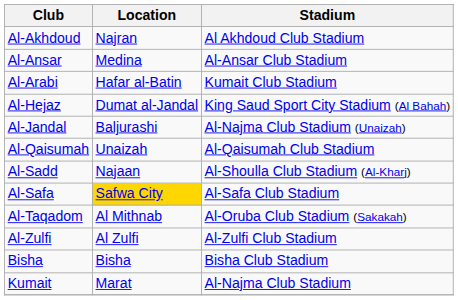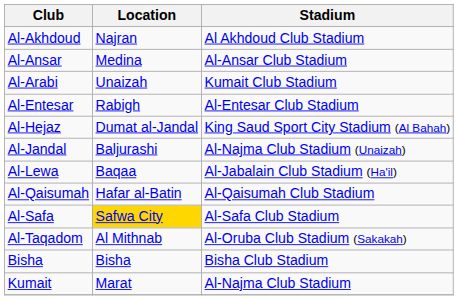(139, 82) Hafar al-Batin -> (121, 82) Unaizah
+ row: (41, 104)
+ row: (33, 171)
(121, 149) Unaizah -> (139, 194) Hafar al-Batin
- row: (33, 171)
- row: (30, 238)
